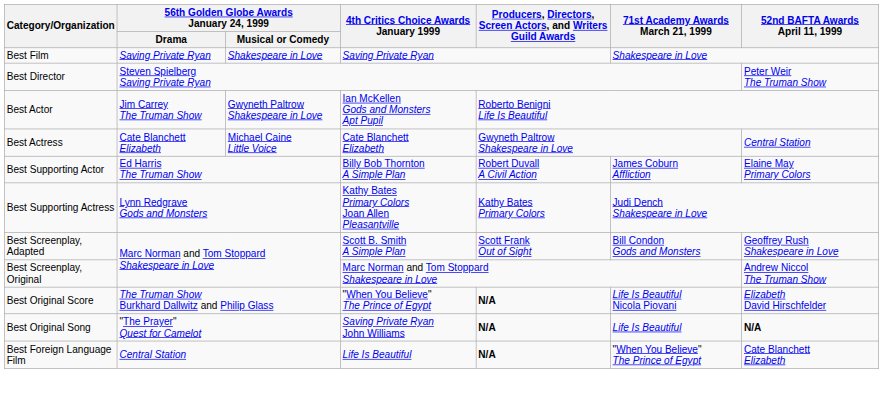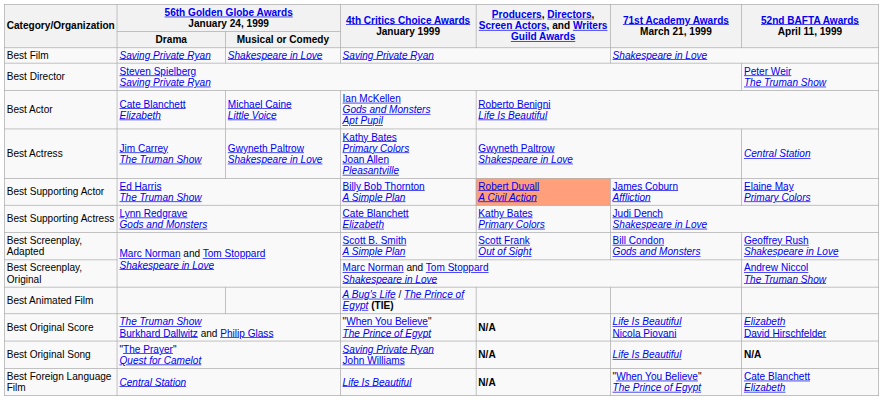(161, 110) Jim Carrey The Truman Show -> (153, 110) Cate Blanchett Elizabeth
(275, 110) Gwyneth Paltrow Shakespeare in Love -> (260, 110) Michael Caine Little Voice
(153, 143) Cate Blanchett Elizabeth -> (161, 154) Jim Carrey The Truman Show
(260, 143) Michael Caine Little Voice -> (275, 154) Gwyneth Paltrow Shakespeare in Love
(376, 143) Cate Blanchett Elizabeth -> (376, 154) Kathy Bates Primary Colors Joan Allen Pleasantville
(509, 170) no background -> (509, 192) lightsalmon background
(376, 208) Kathy Bates Primary Colors Joan Allen Pleasantville -> (376, 219) Cate Blanchett Elizabeth
+ row: (50, 301)
